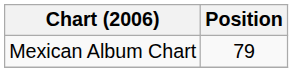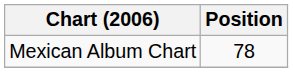(244, 51) 79 -> (244, 51) 78
